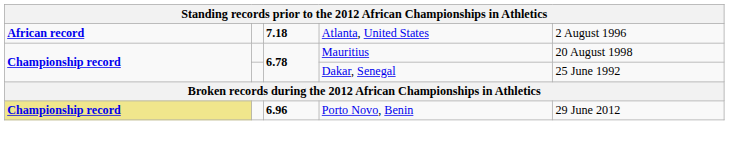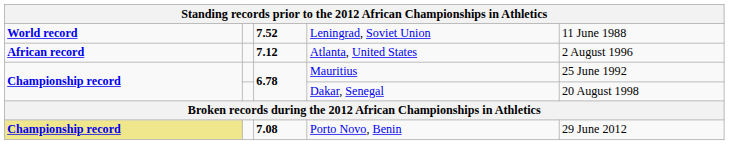+ row: (370, 33)
(277, 33) 7.18 -> (267, 52) 7.12
(594, 52) 20 August 1998 -> (594, 71) 25 June 1992
(588, 71) 25 June 1992 -> (600, 91) 20 August 1998
(277, 110) 6.96 -> (267, 129) 7.08
